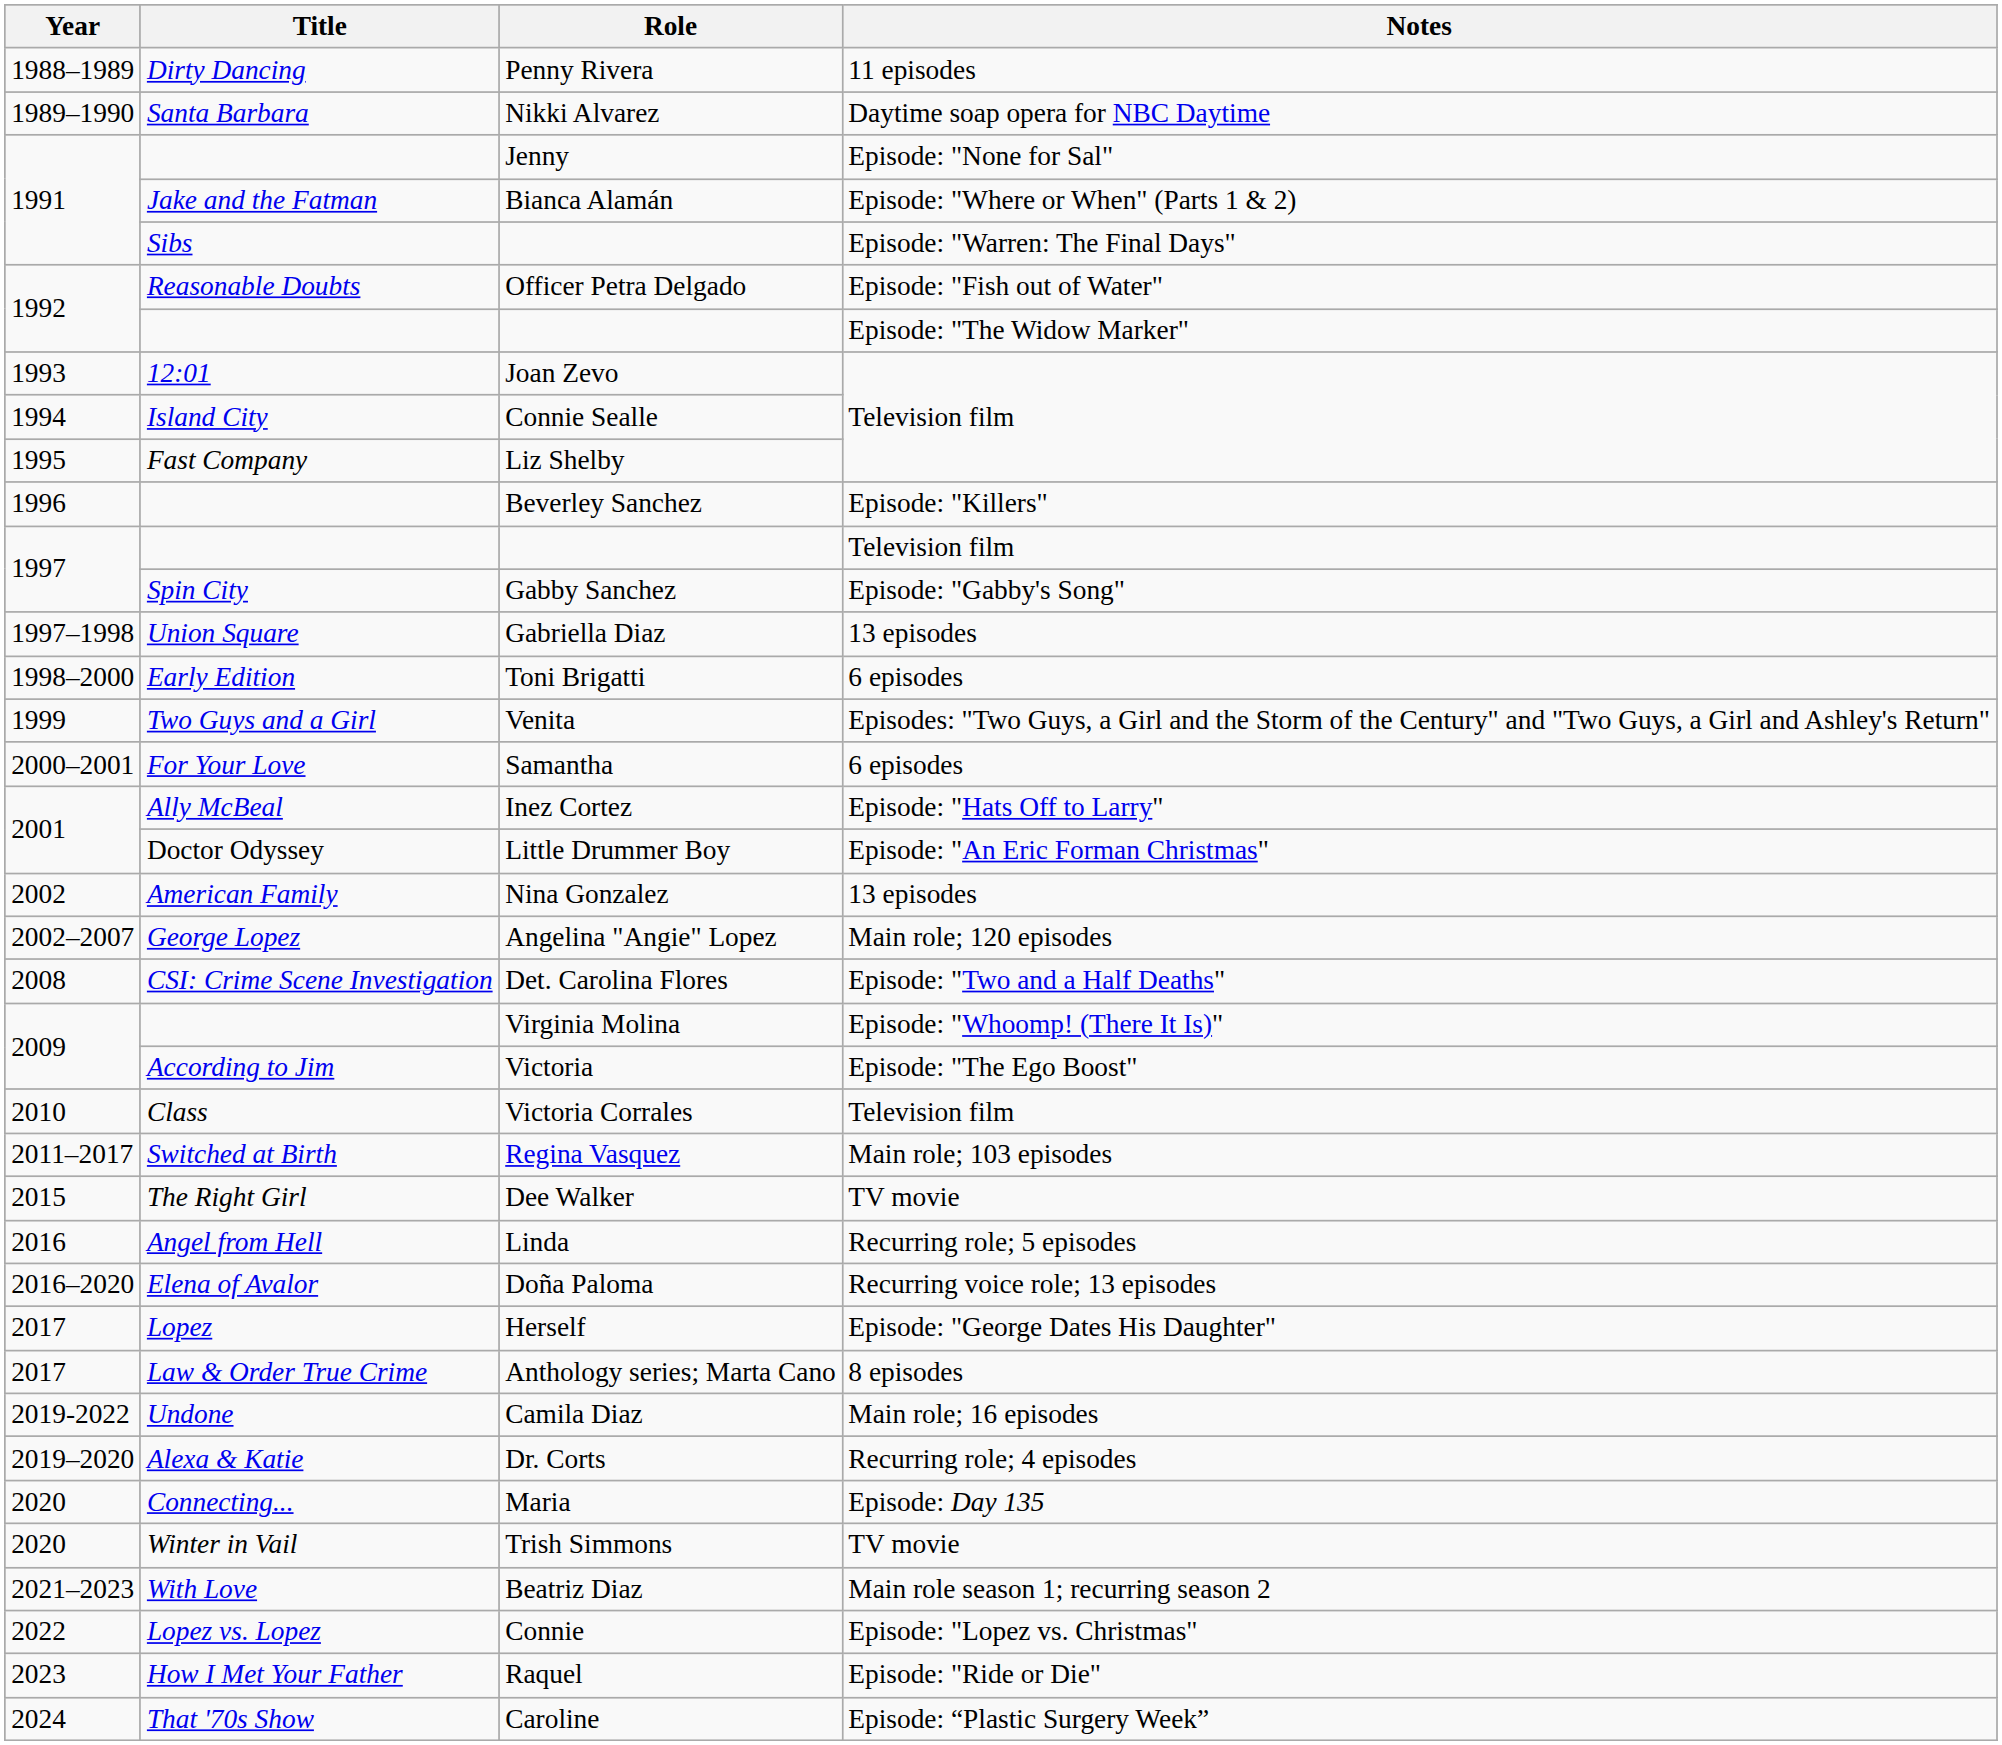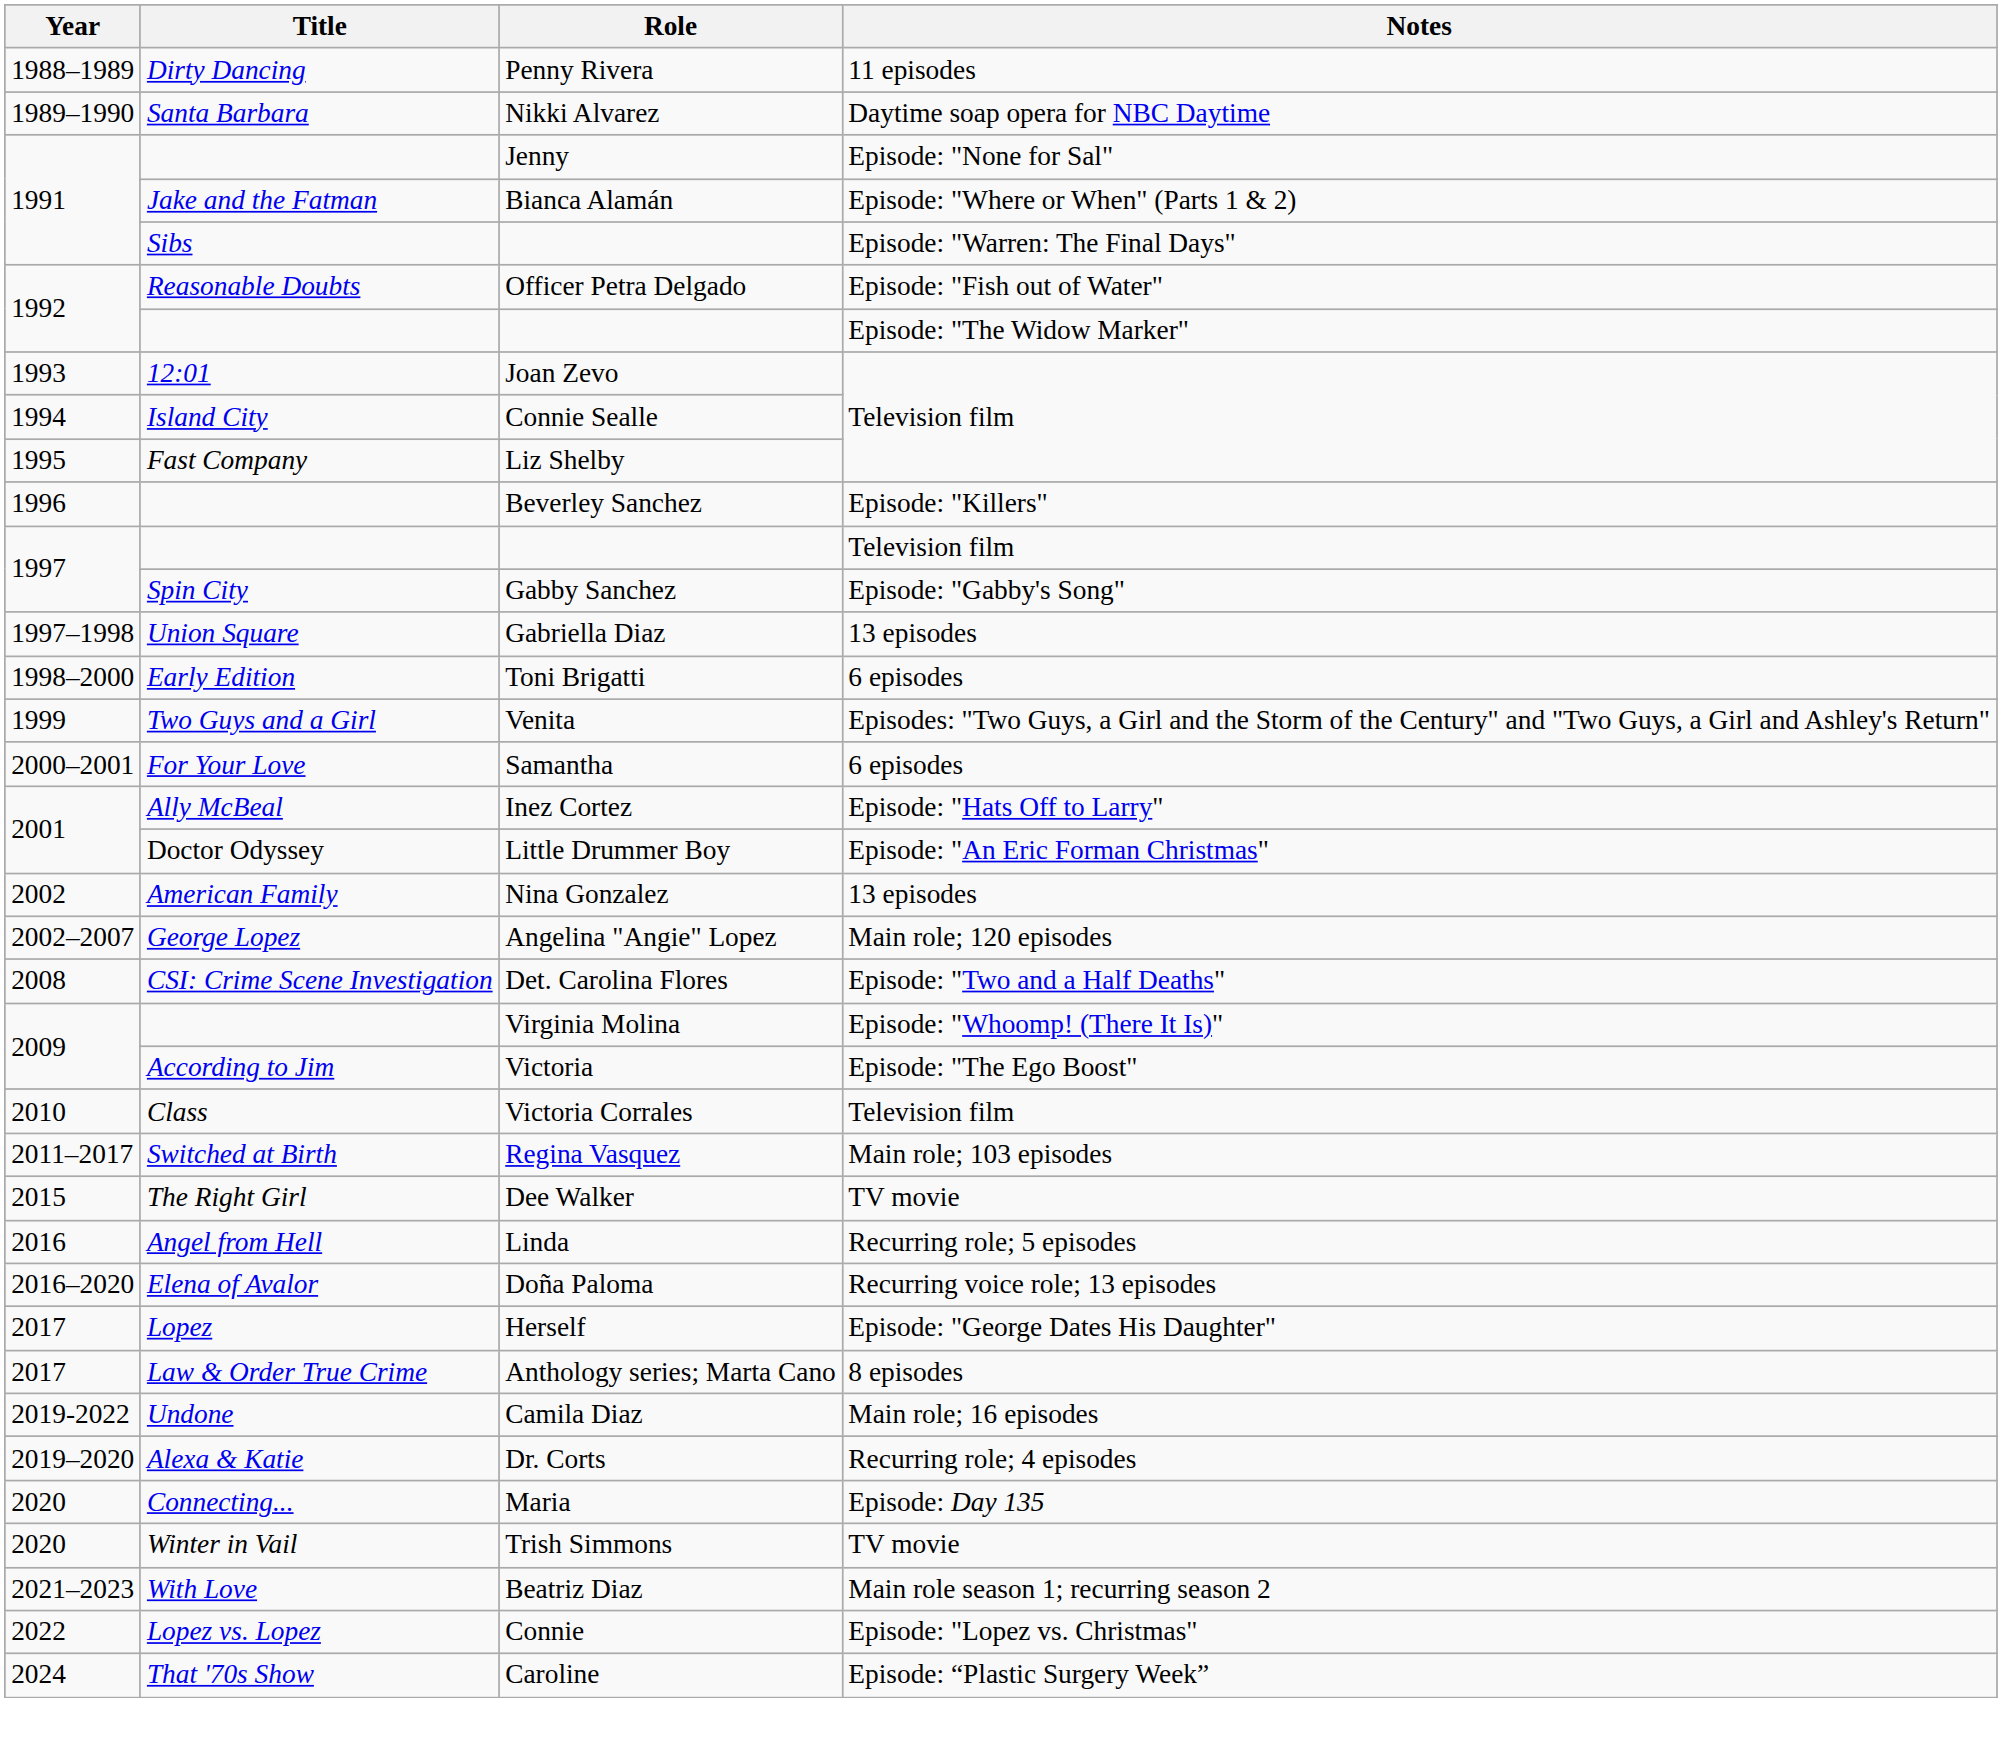- row: (544, 1675)
